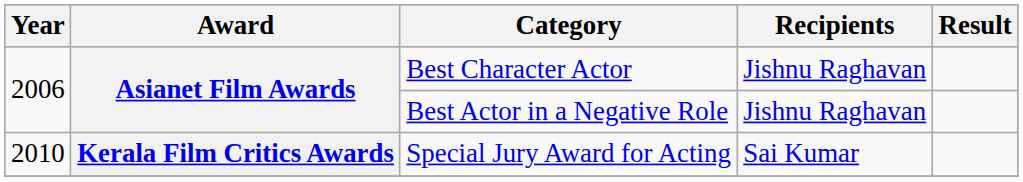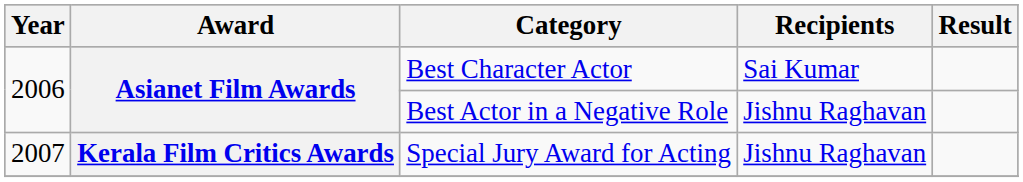(835, 68) Jishnu Raghavan -> (801, 68) Sai Kumar
(38, 153) 2010 -> (38, 153) 2007
(801, 153) Sai Kumar -> (835, 153) Jishnu Raghavan
